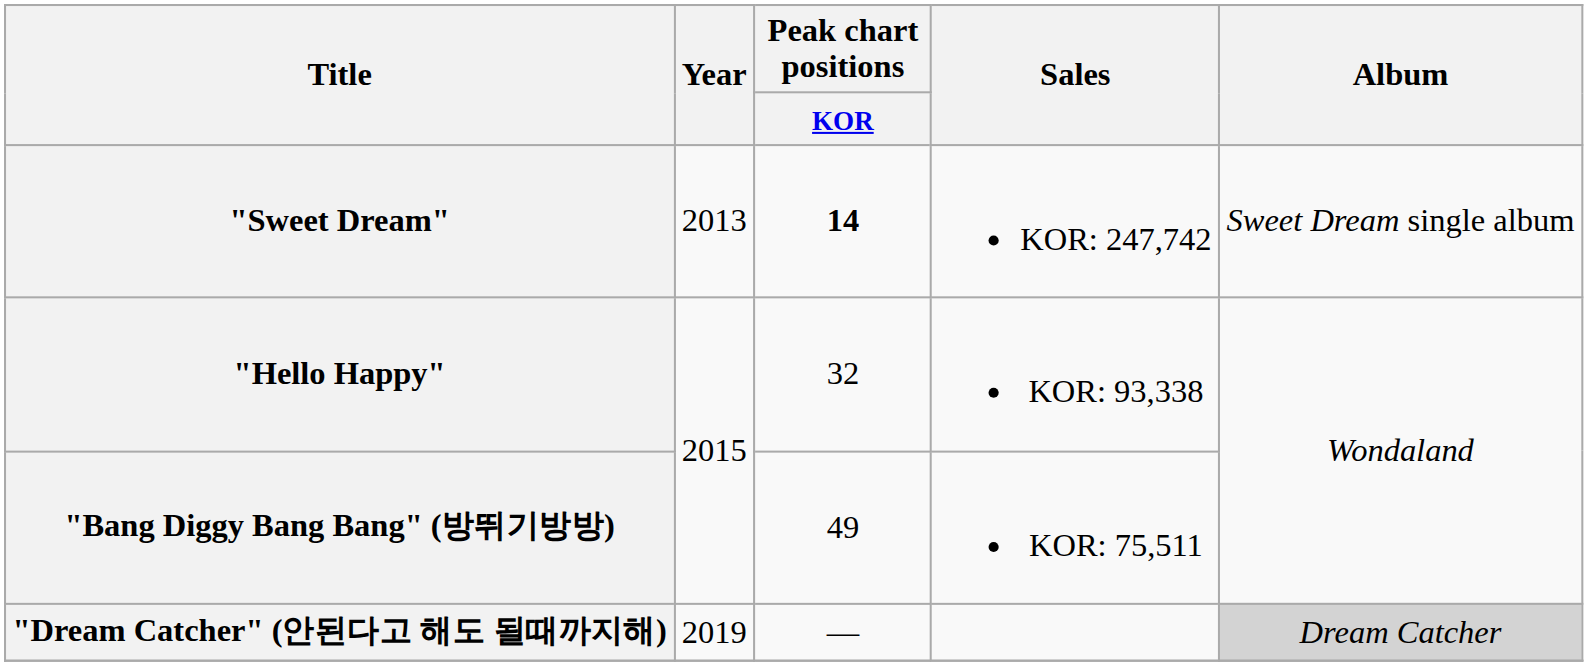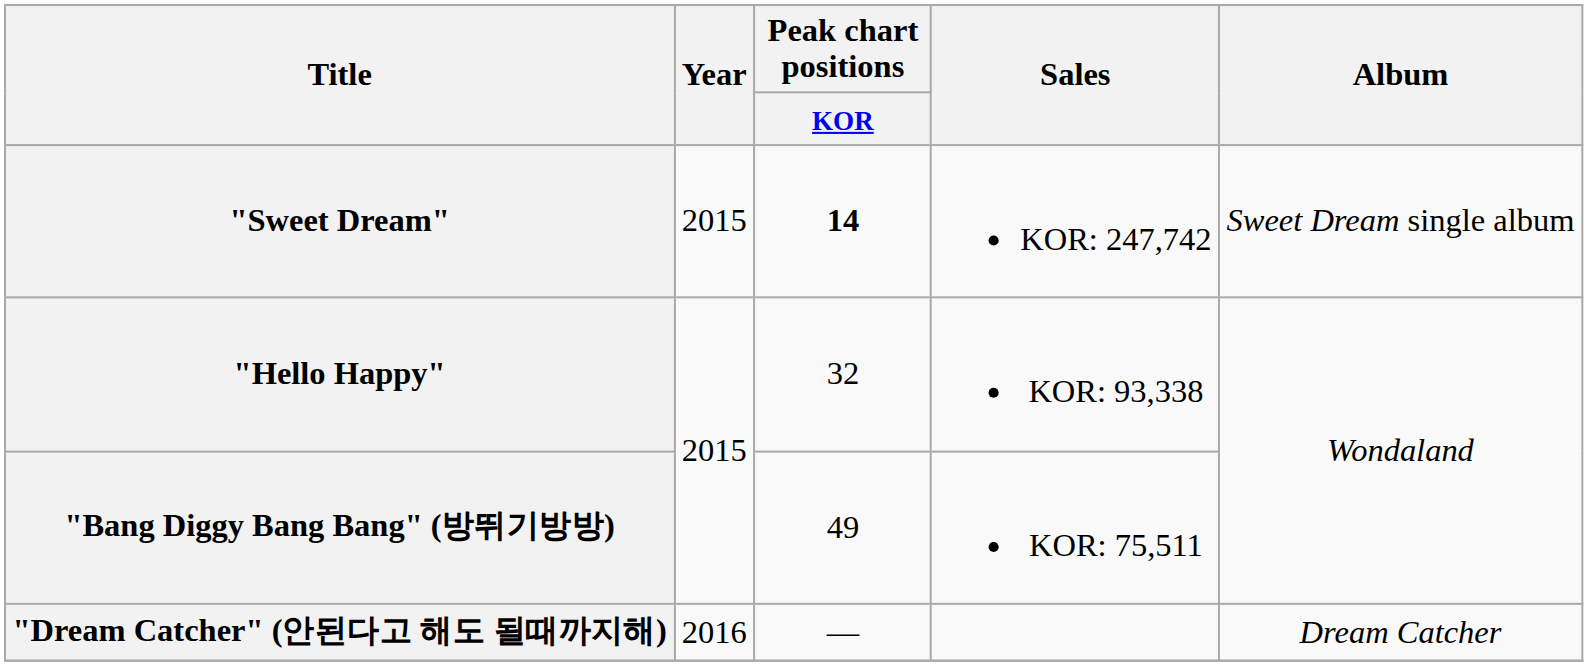(714, 220) 2013 -> (714, 220) 2015
(714, 631) 2019 -> (714, 631) 2016
(1400, 631) lightgrey background -> (1400, 631) no background
